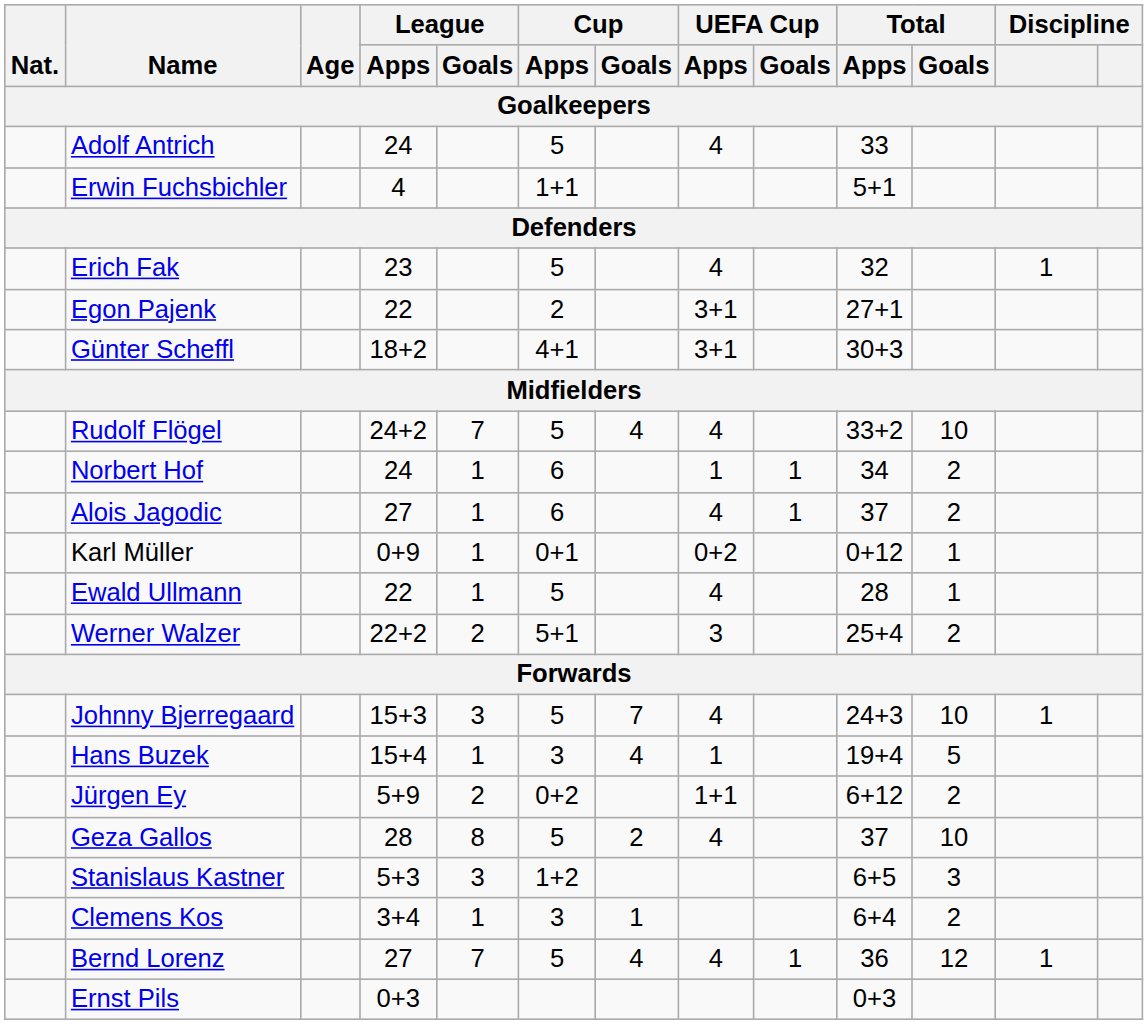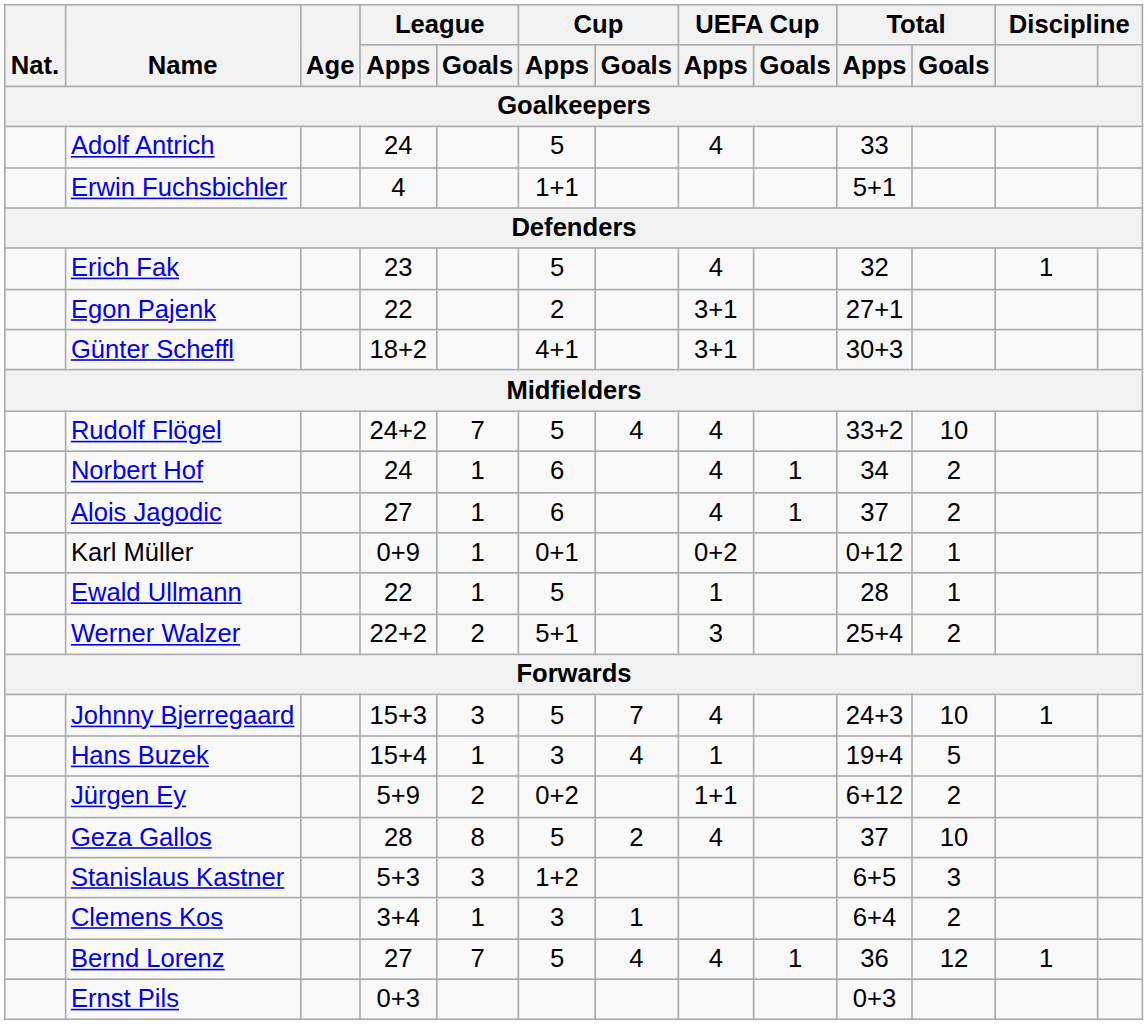(716, 471) 1 -> (716, 471) 4
(716, 593) 4 -> (716, 593) 1
